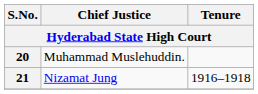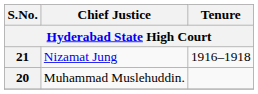rows swapped: (23, 57) <-> (23, 78)
